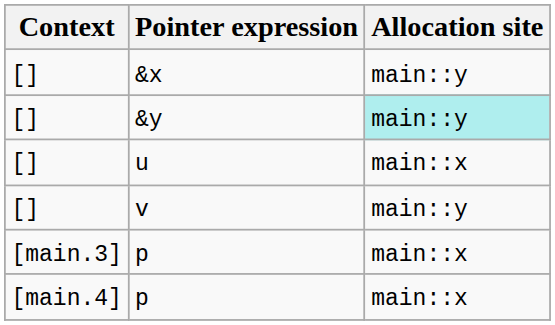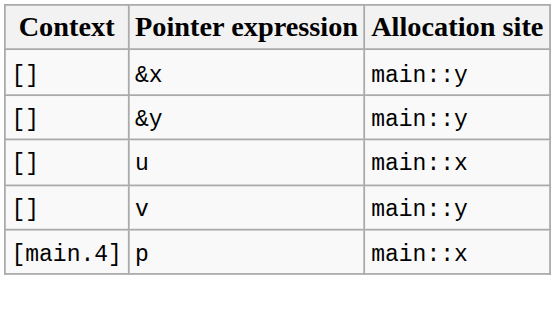(419, 120) paleturquoise background -> (419, 120) no background
- row: (67, 255)
